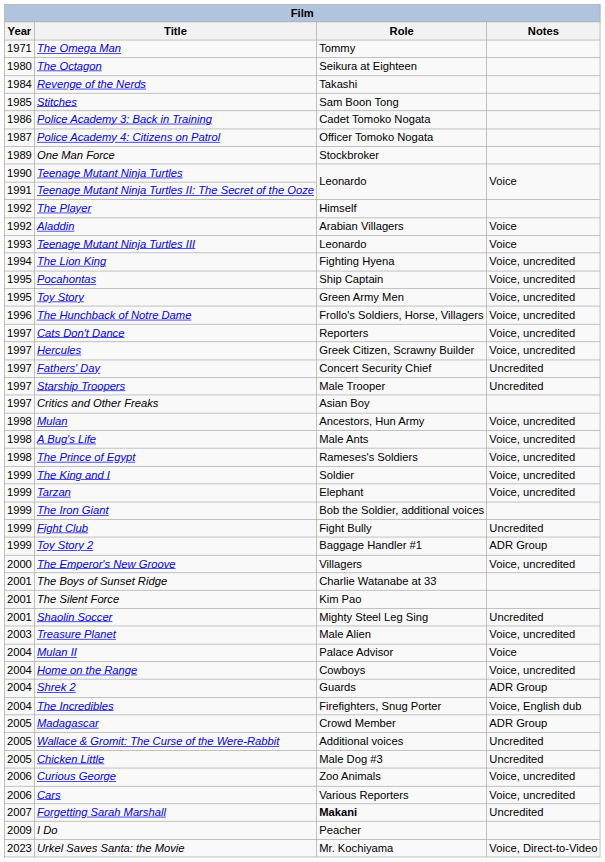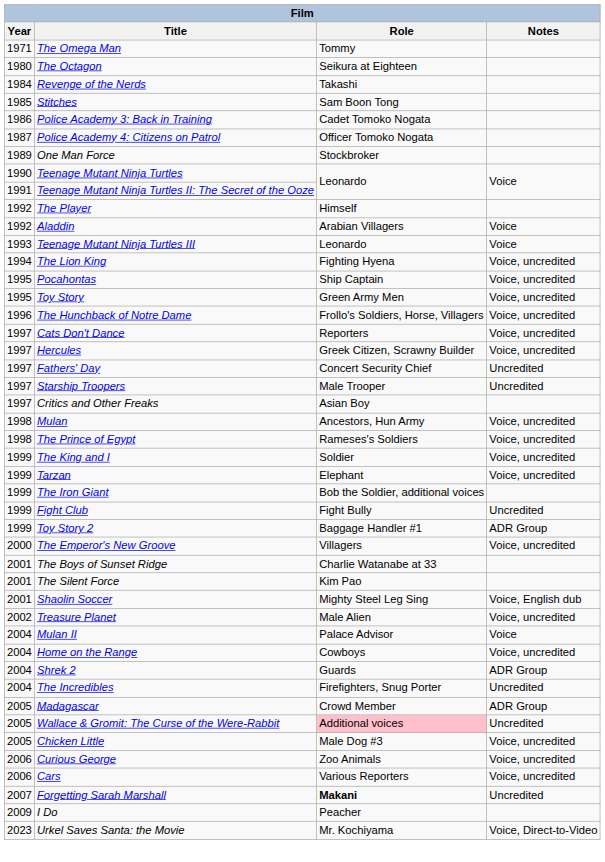- row: (67, 439)
(516, 617) Uncredited -> (535, 599) Voice, English dub
(19, 635) 2003 -> (19, 617) 2002
(535, 706) Voice, English dub -> (516, 688) Uncredited
(361, 741) no background -> (361, 723) pink background
(516, 759) Uncredited -> (532, 741) Voice, uncredited
